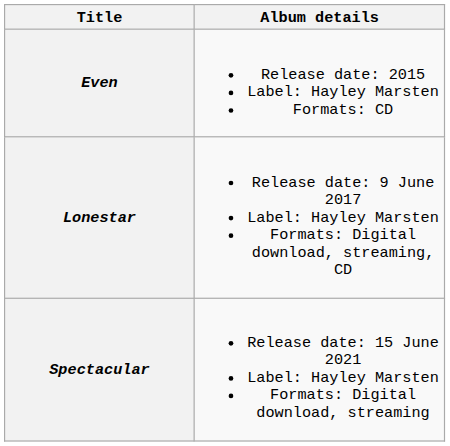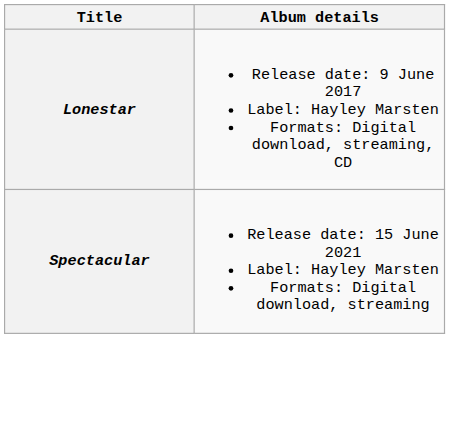- row: (99, 83)
